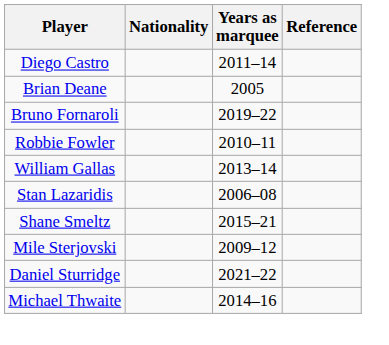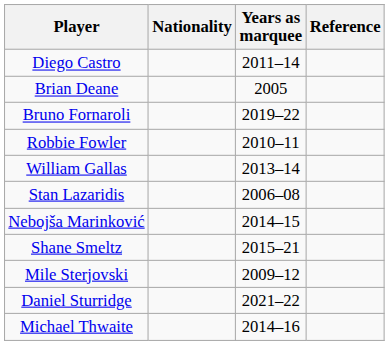+ row: (77, 221)
